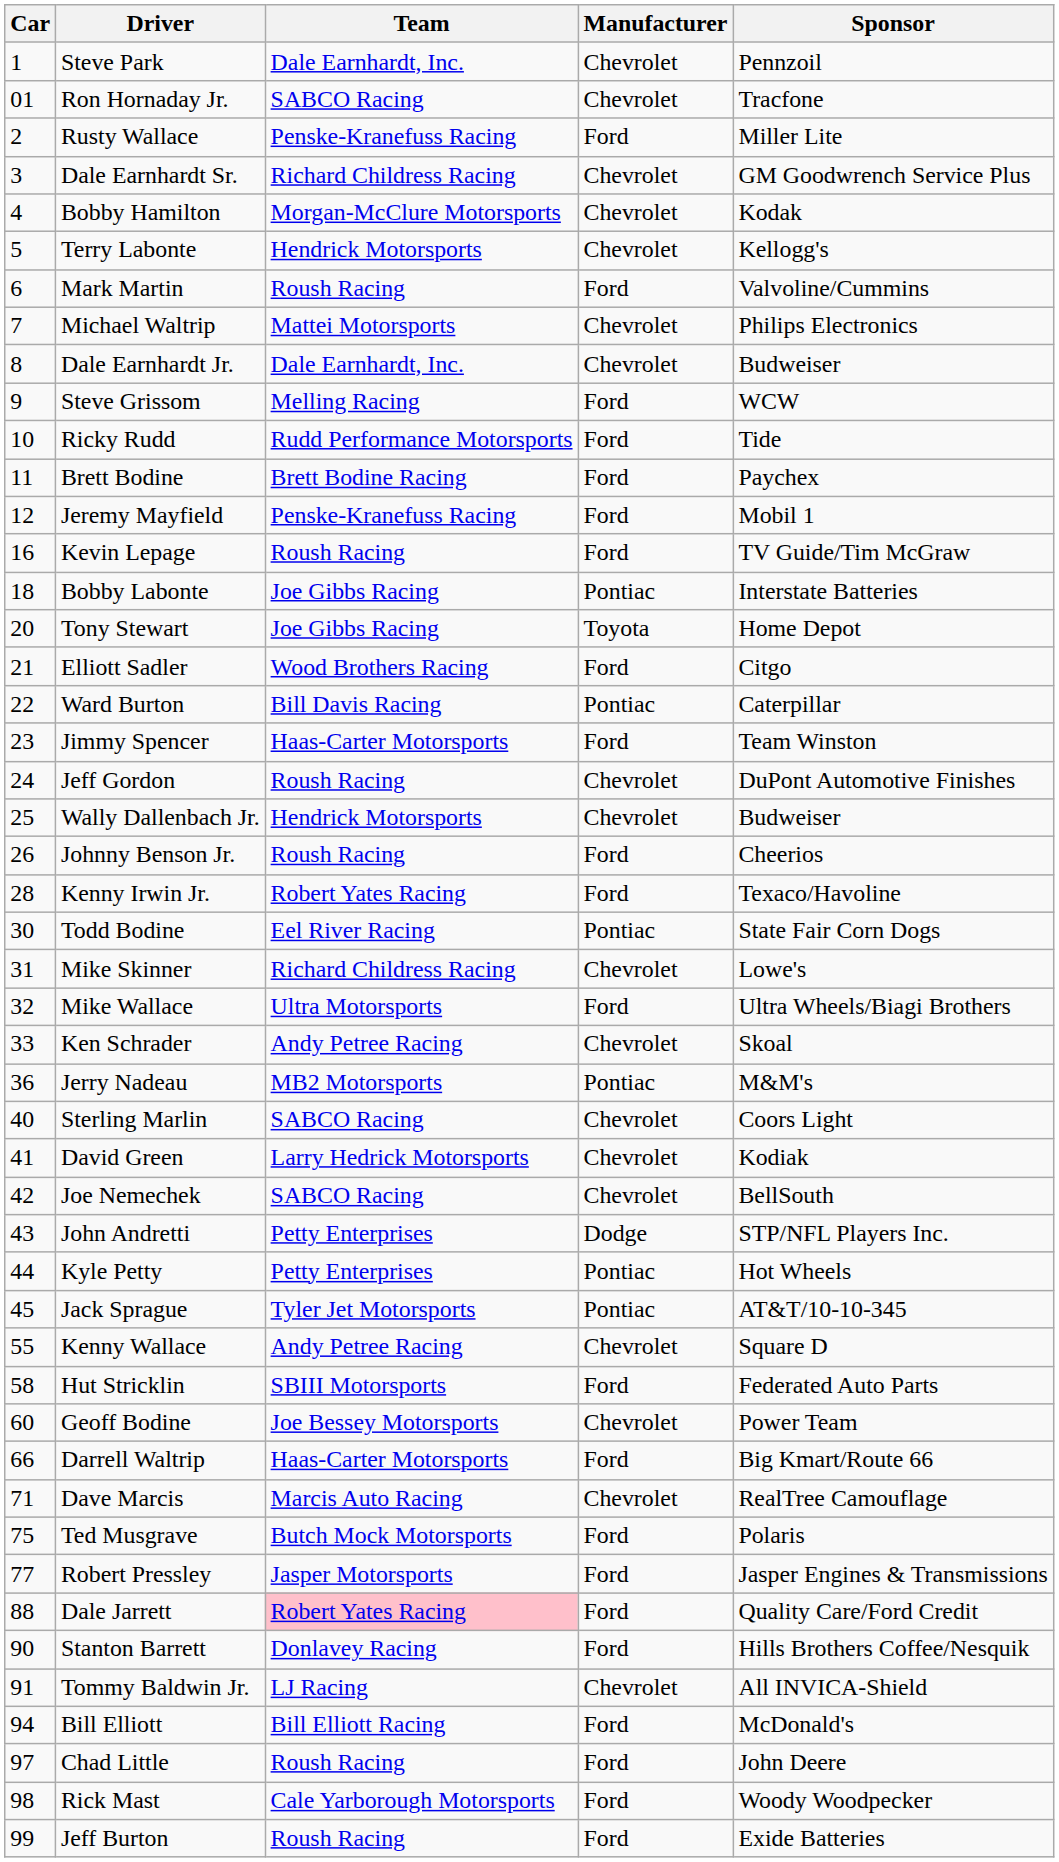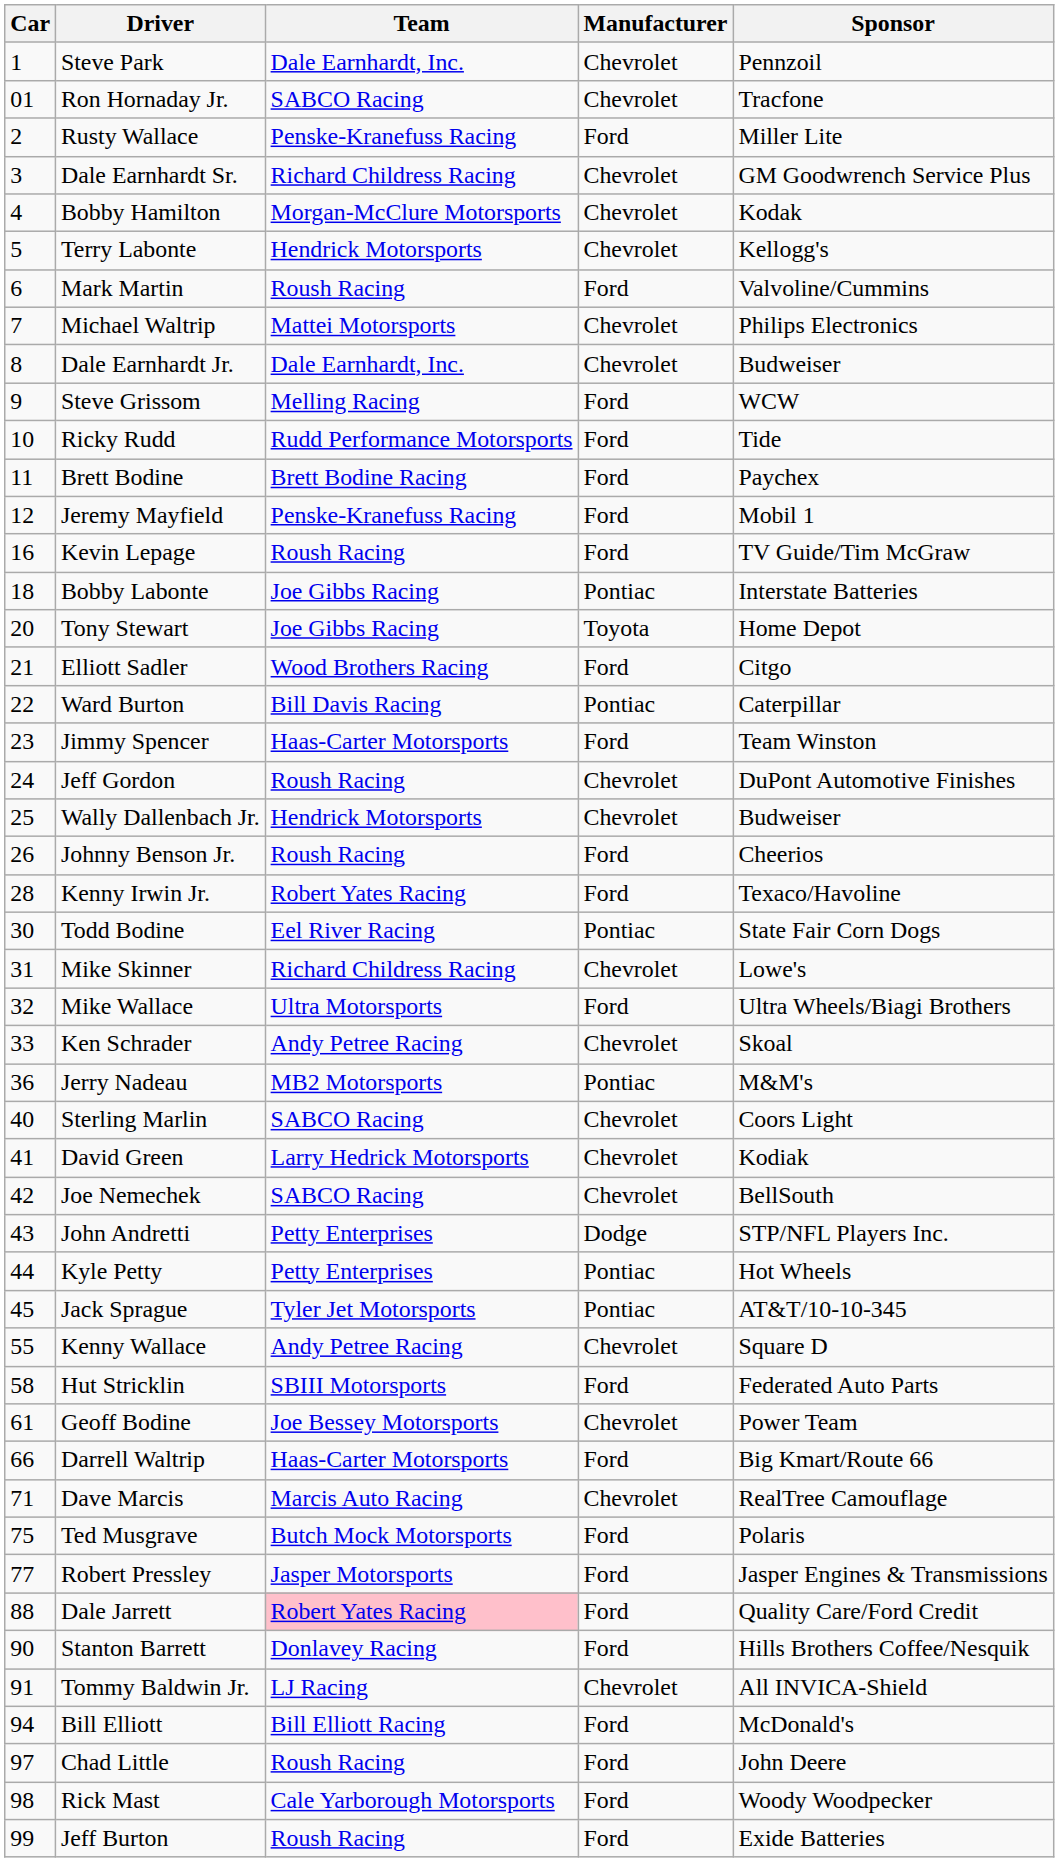(22, 1422) 60 -> (22, 1422) 61
